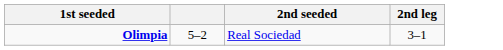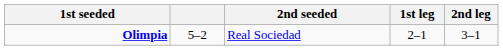+ column: (417, 14)
